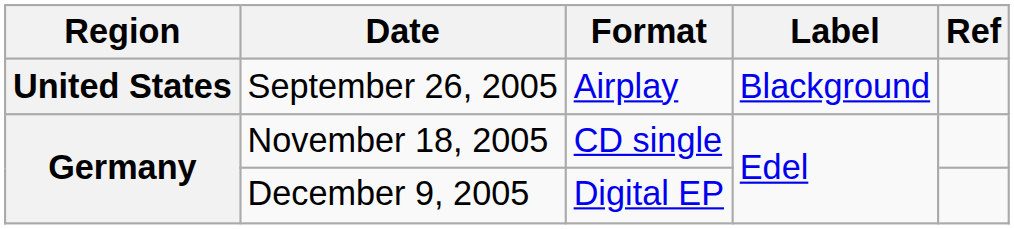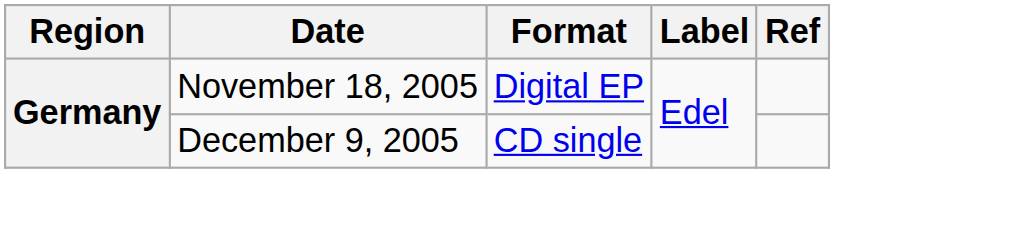- row: (403, 85)
(648, 140) CD single -> (569, 85) Digital EP
(649, 194) Digital EP -> (568, 140) CD single
